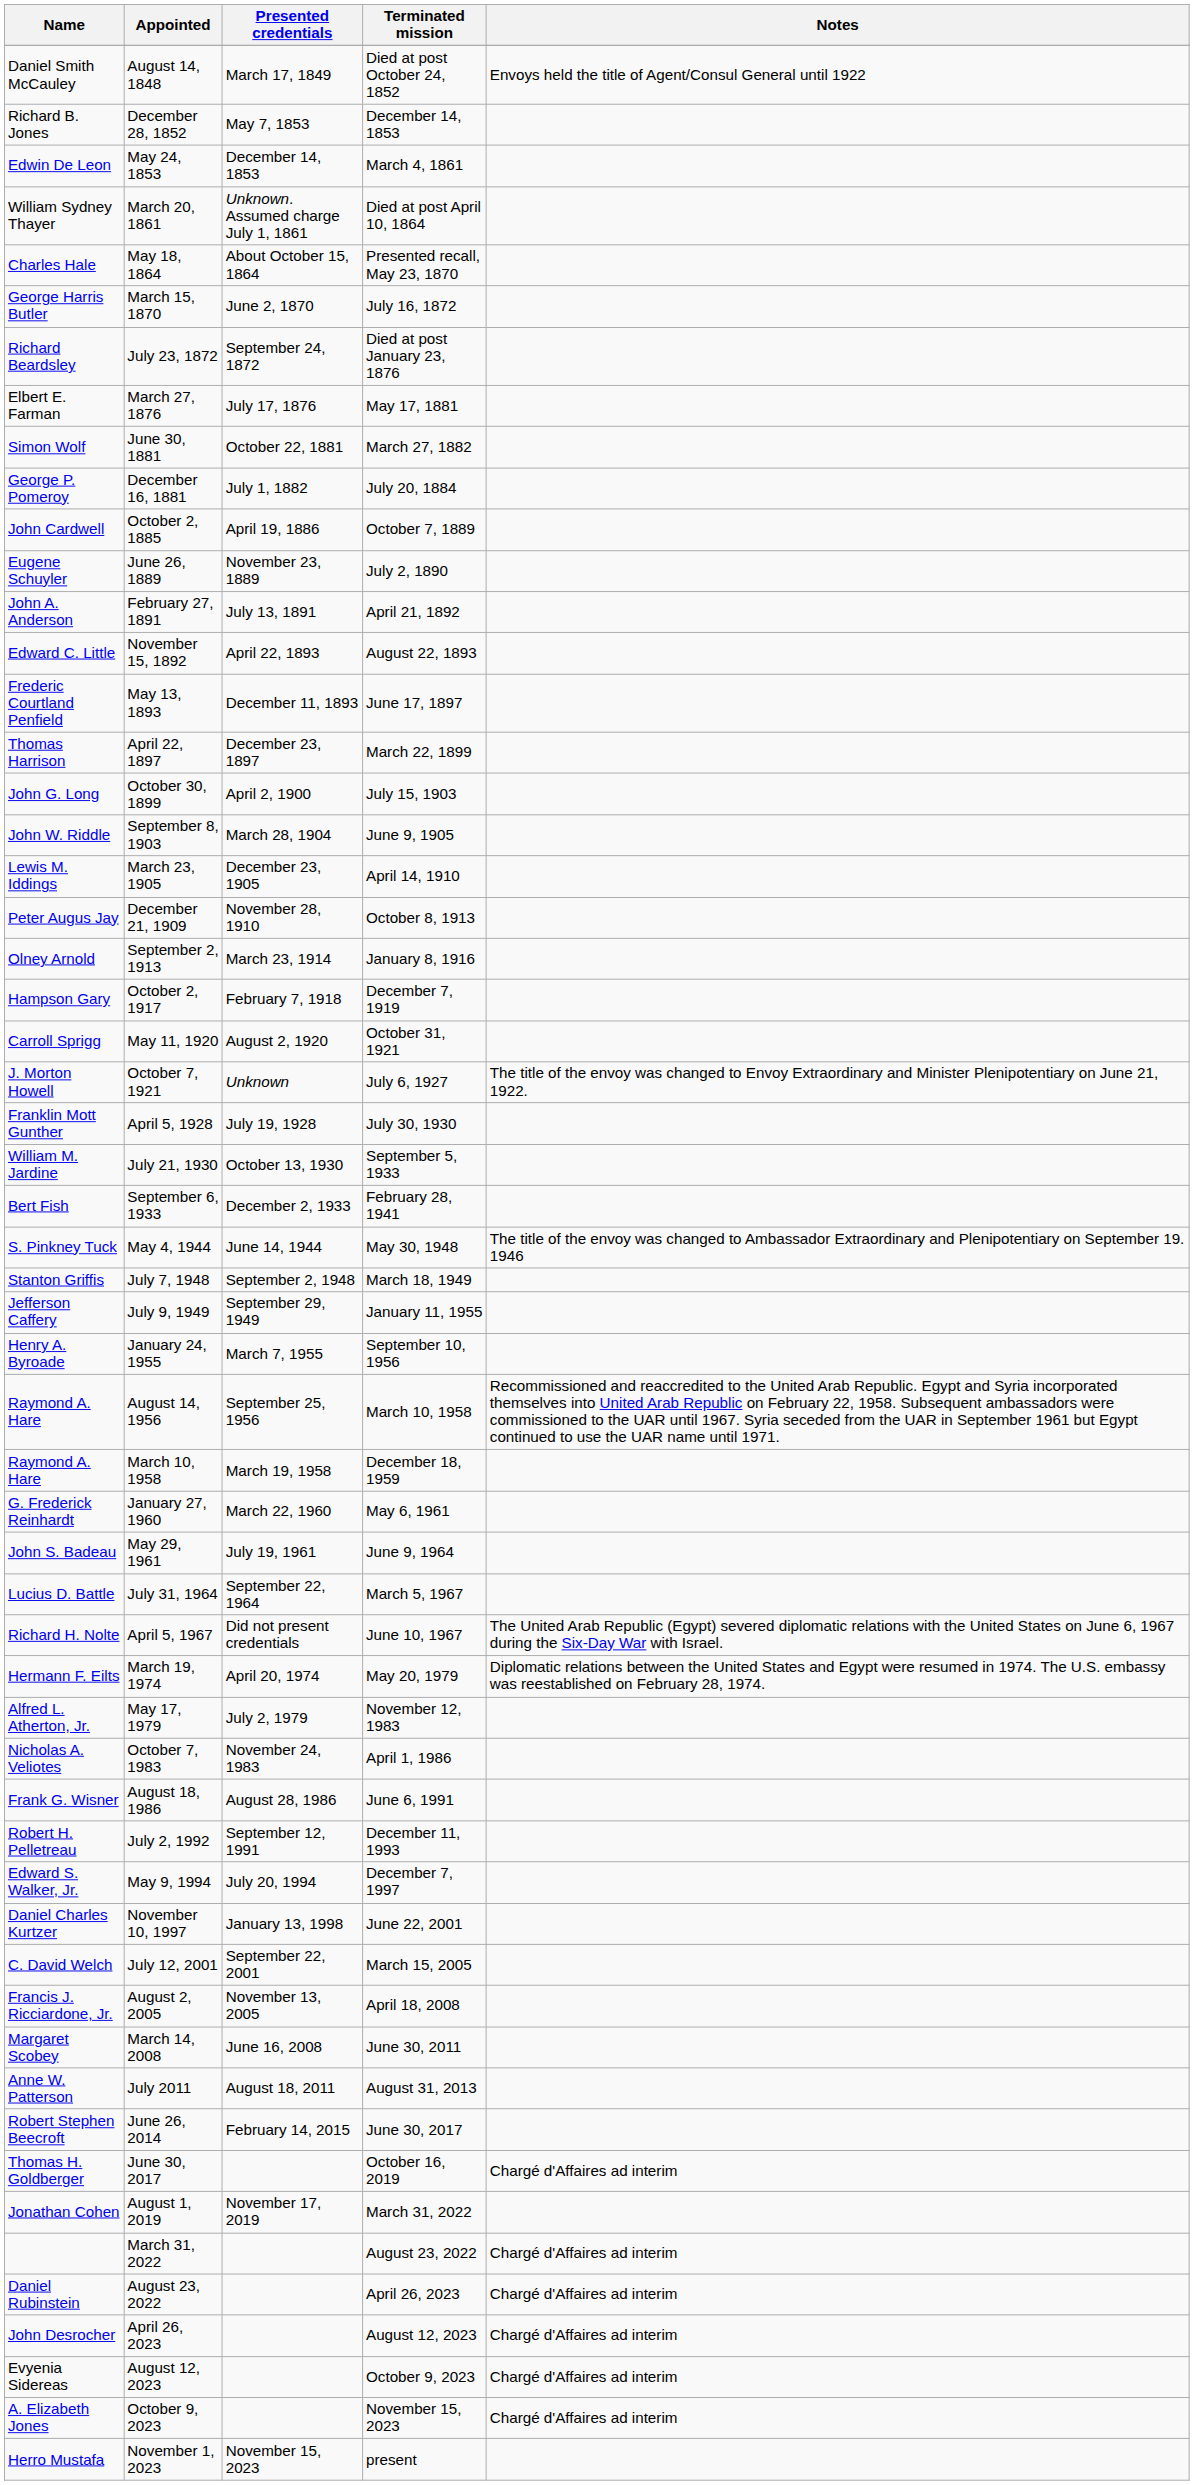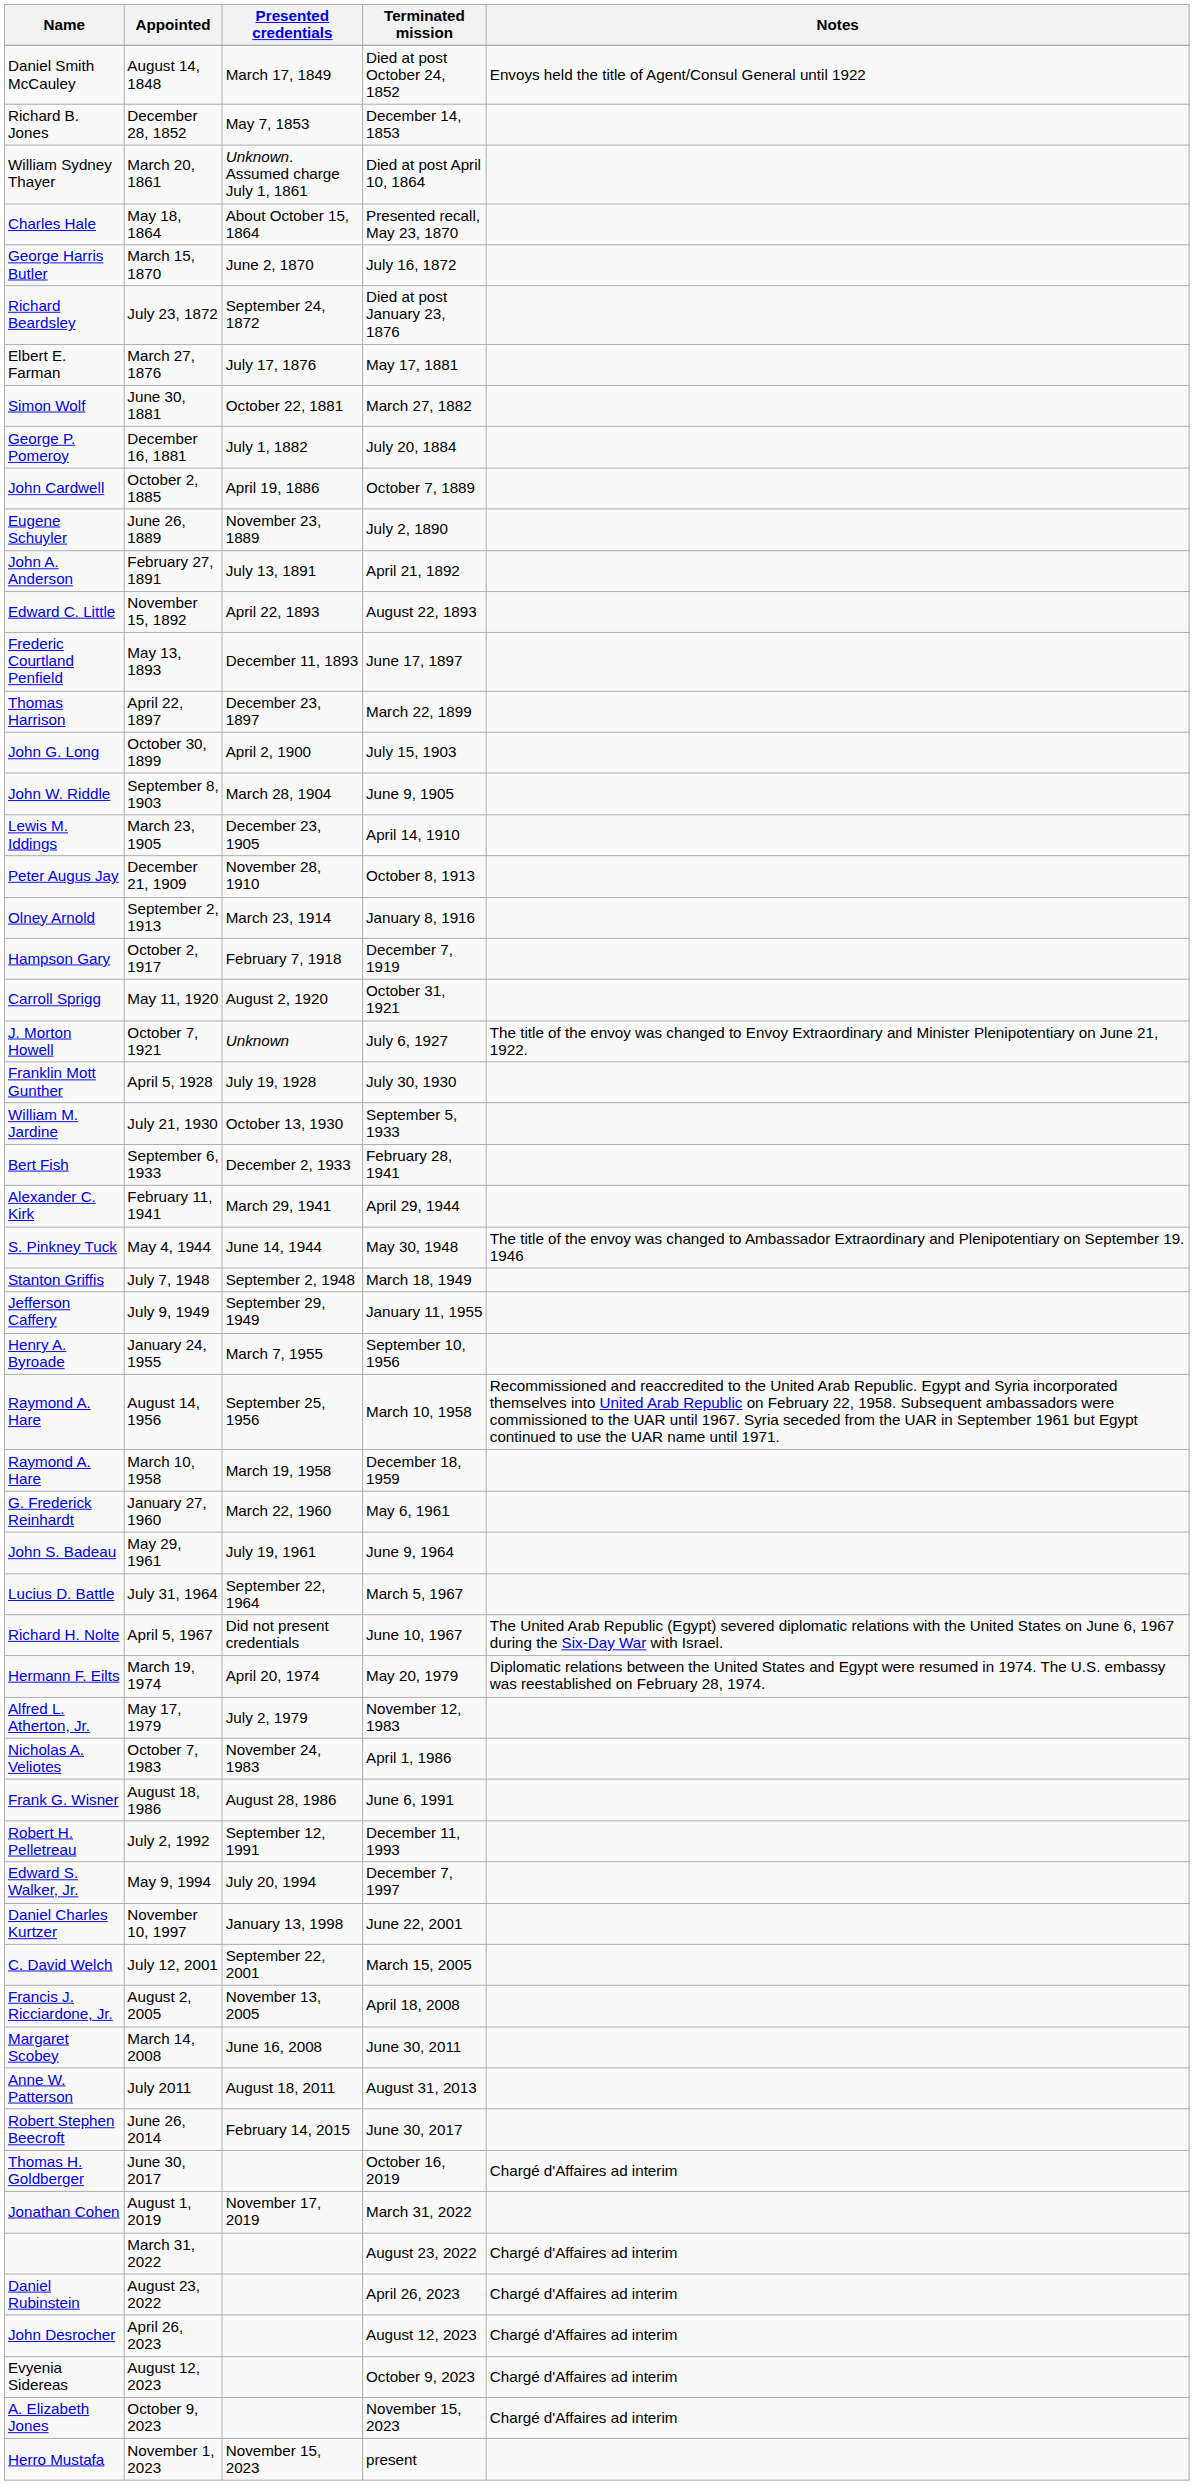- row: (154, 165)
+ row: (170, 1206)
